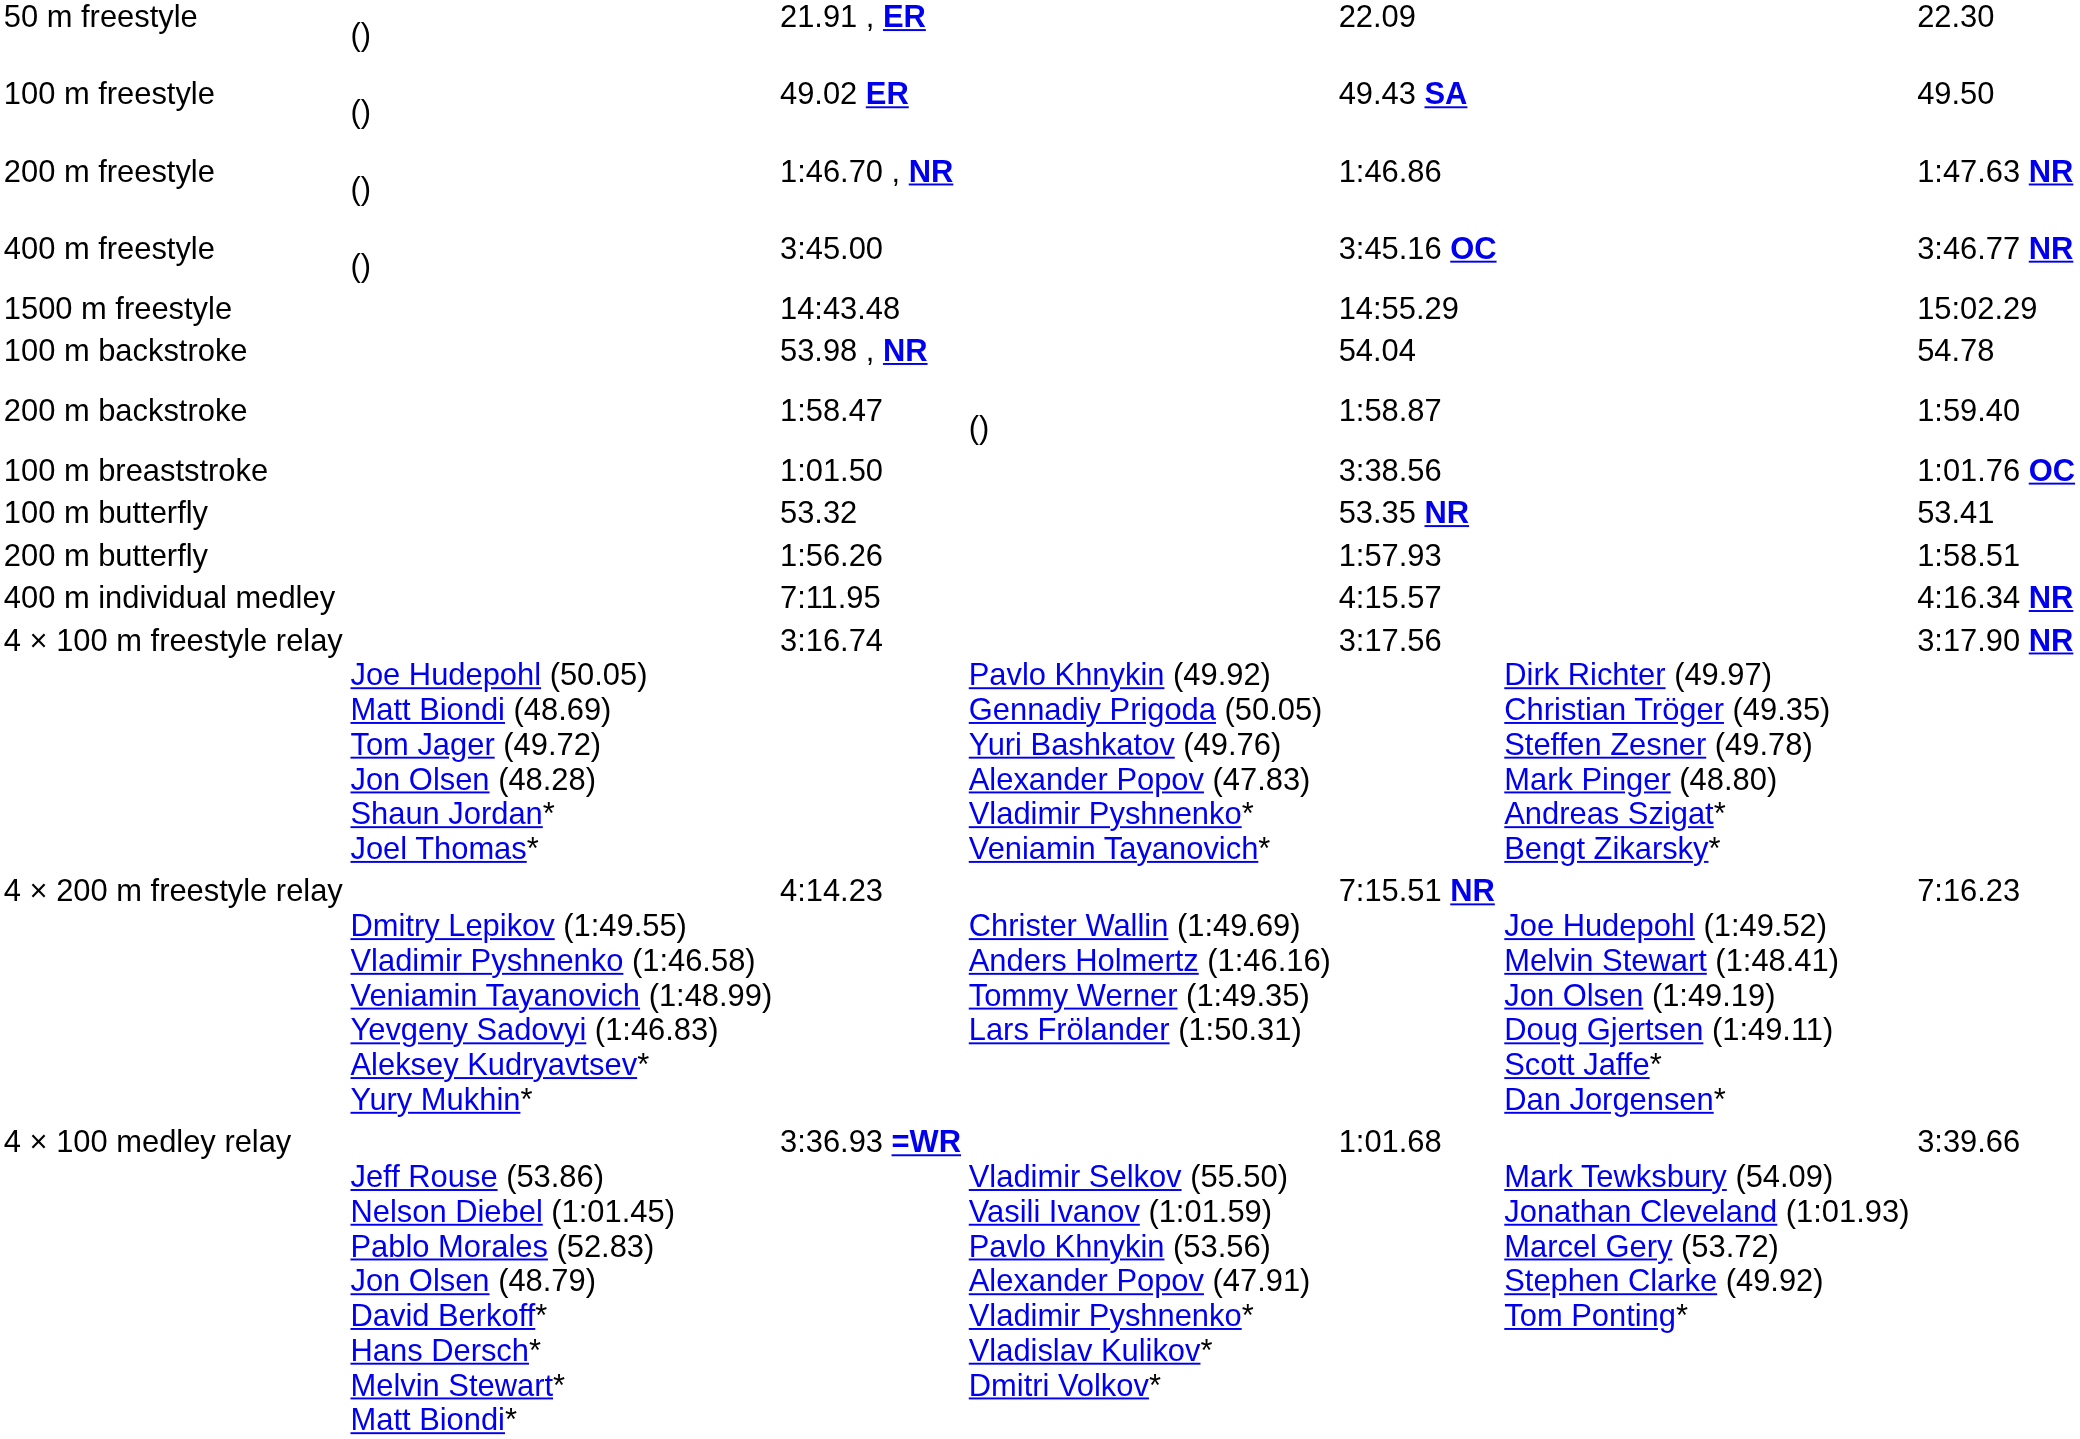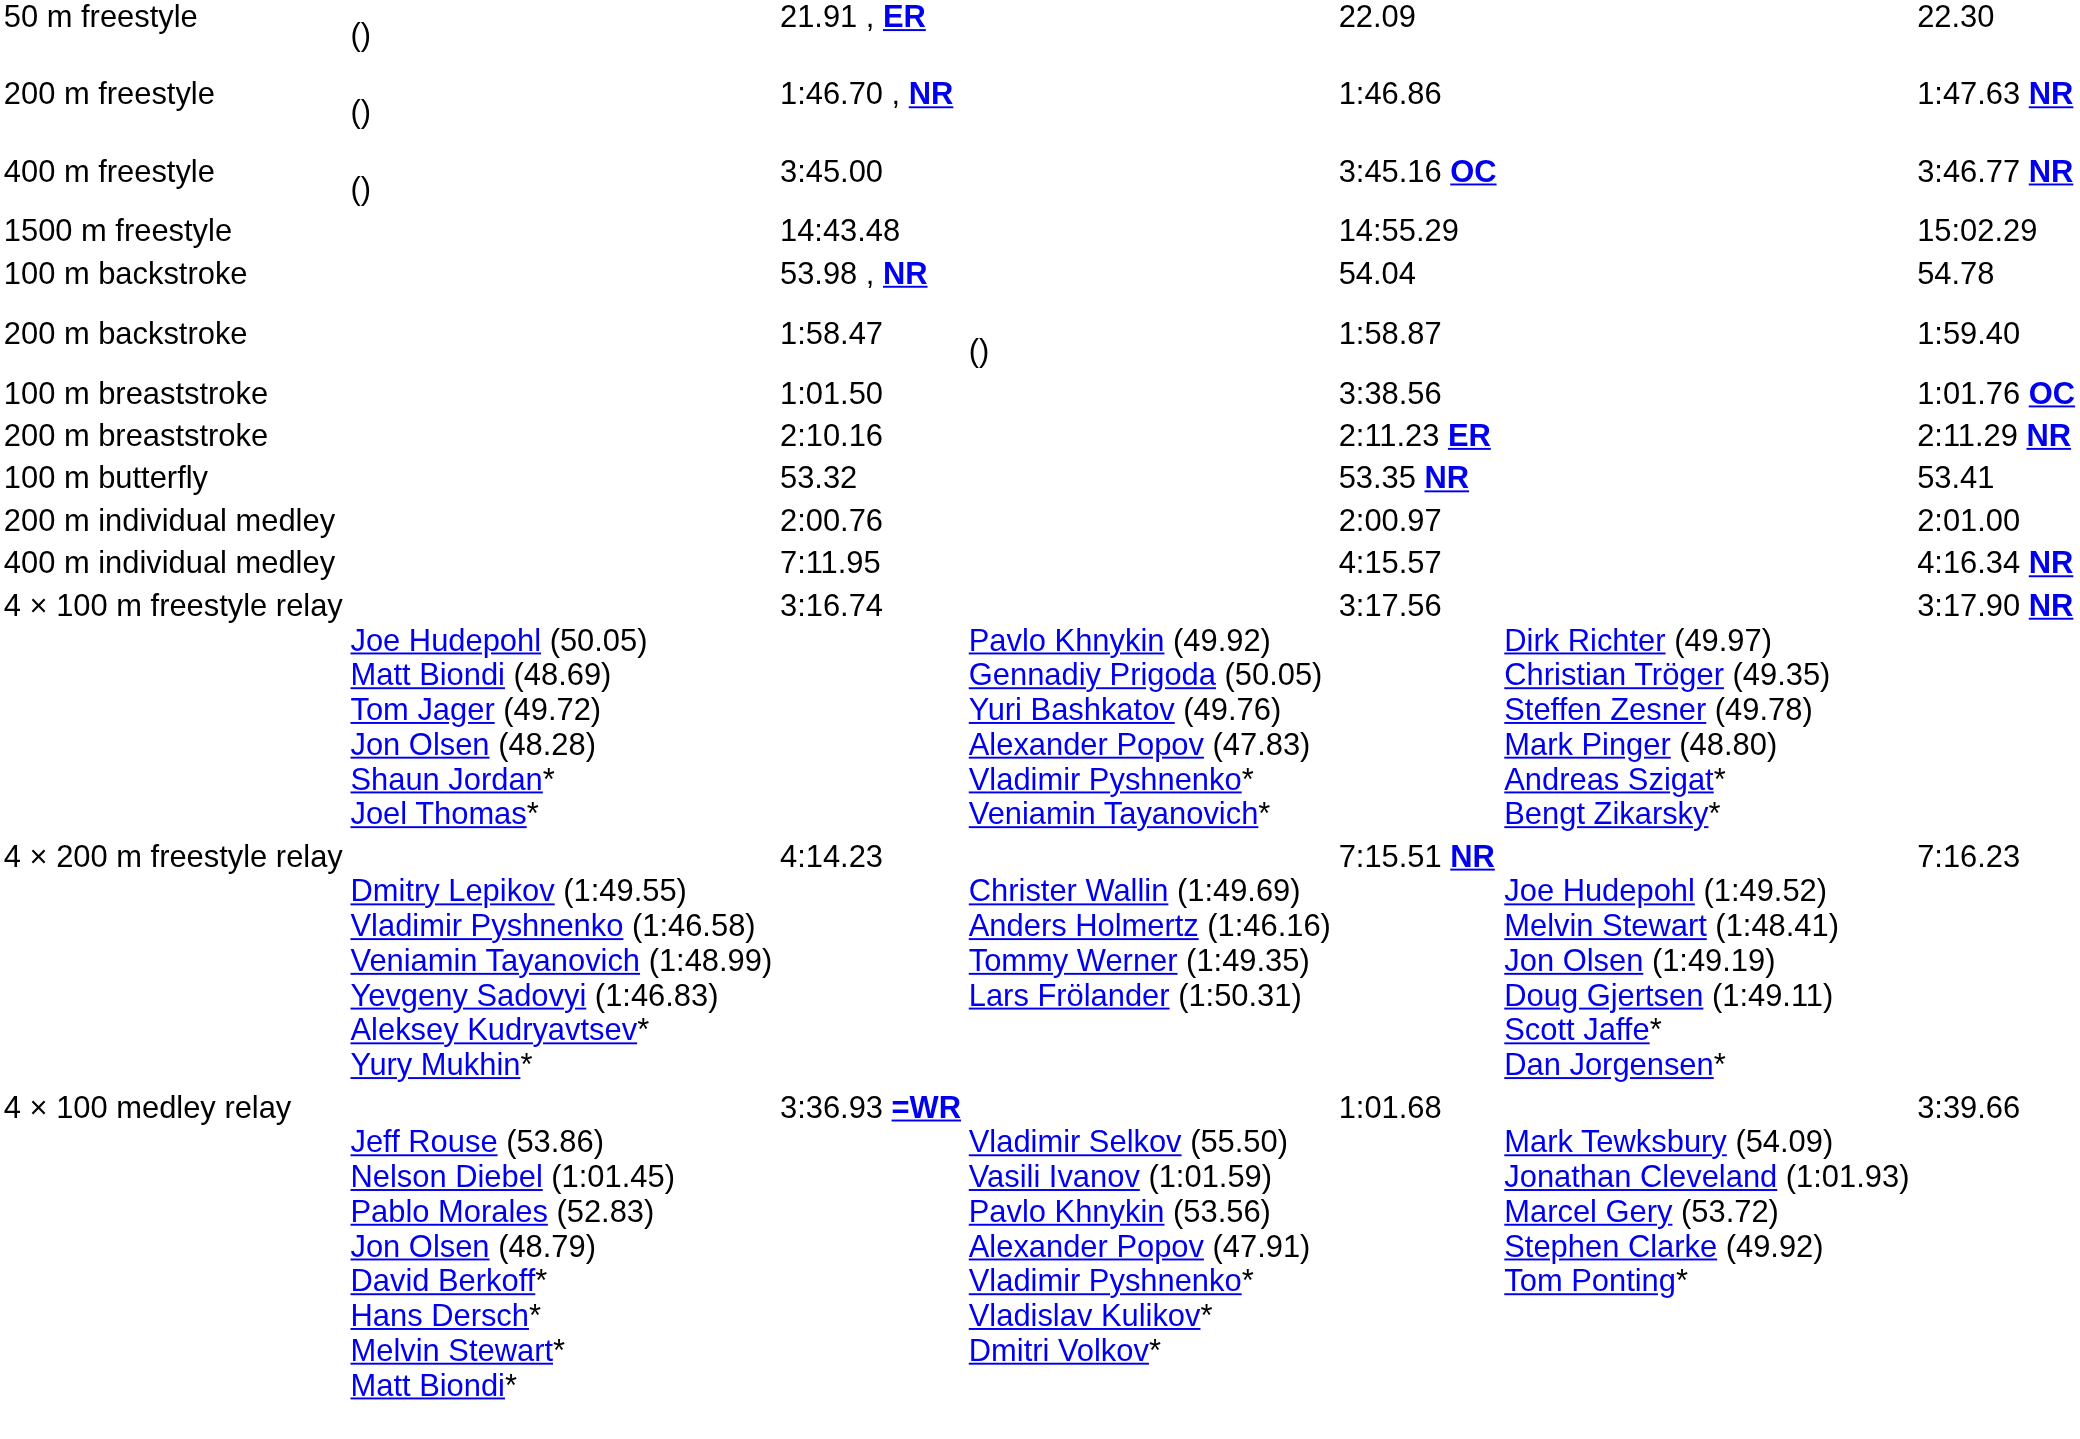- row: (109, 94)
+ row: (136, 435)
- row: (106, 555)
+ row: (169, 520)
